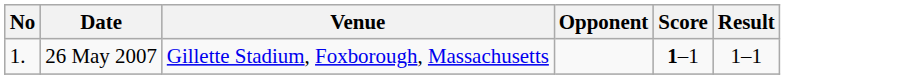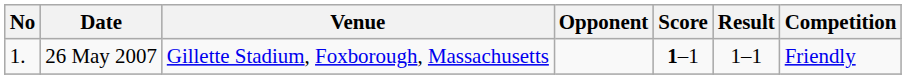+ column: (841, 21)
